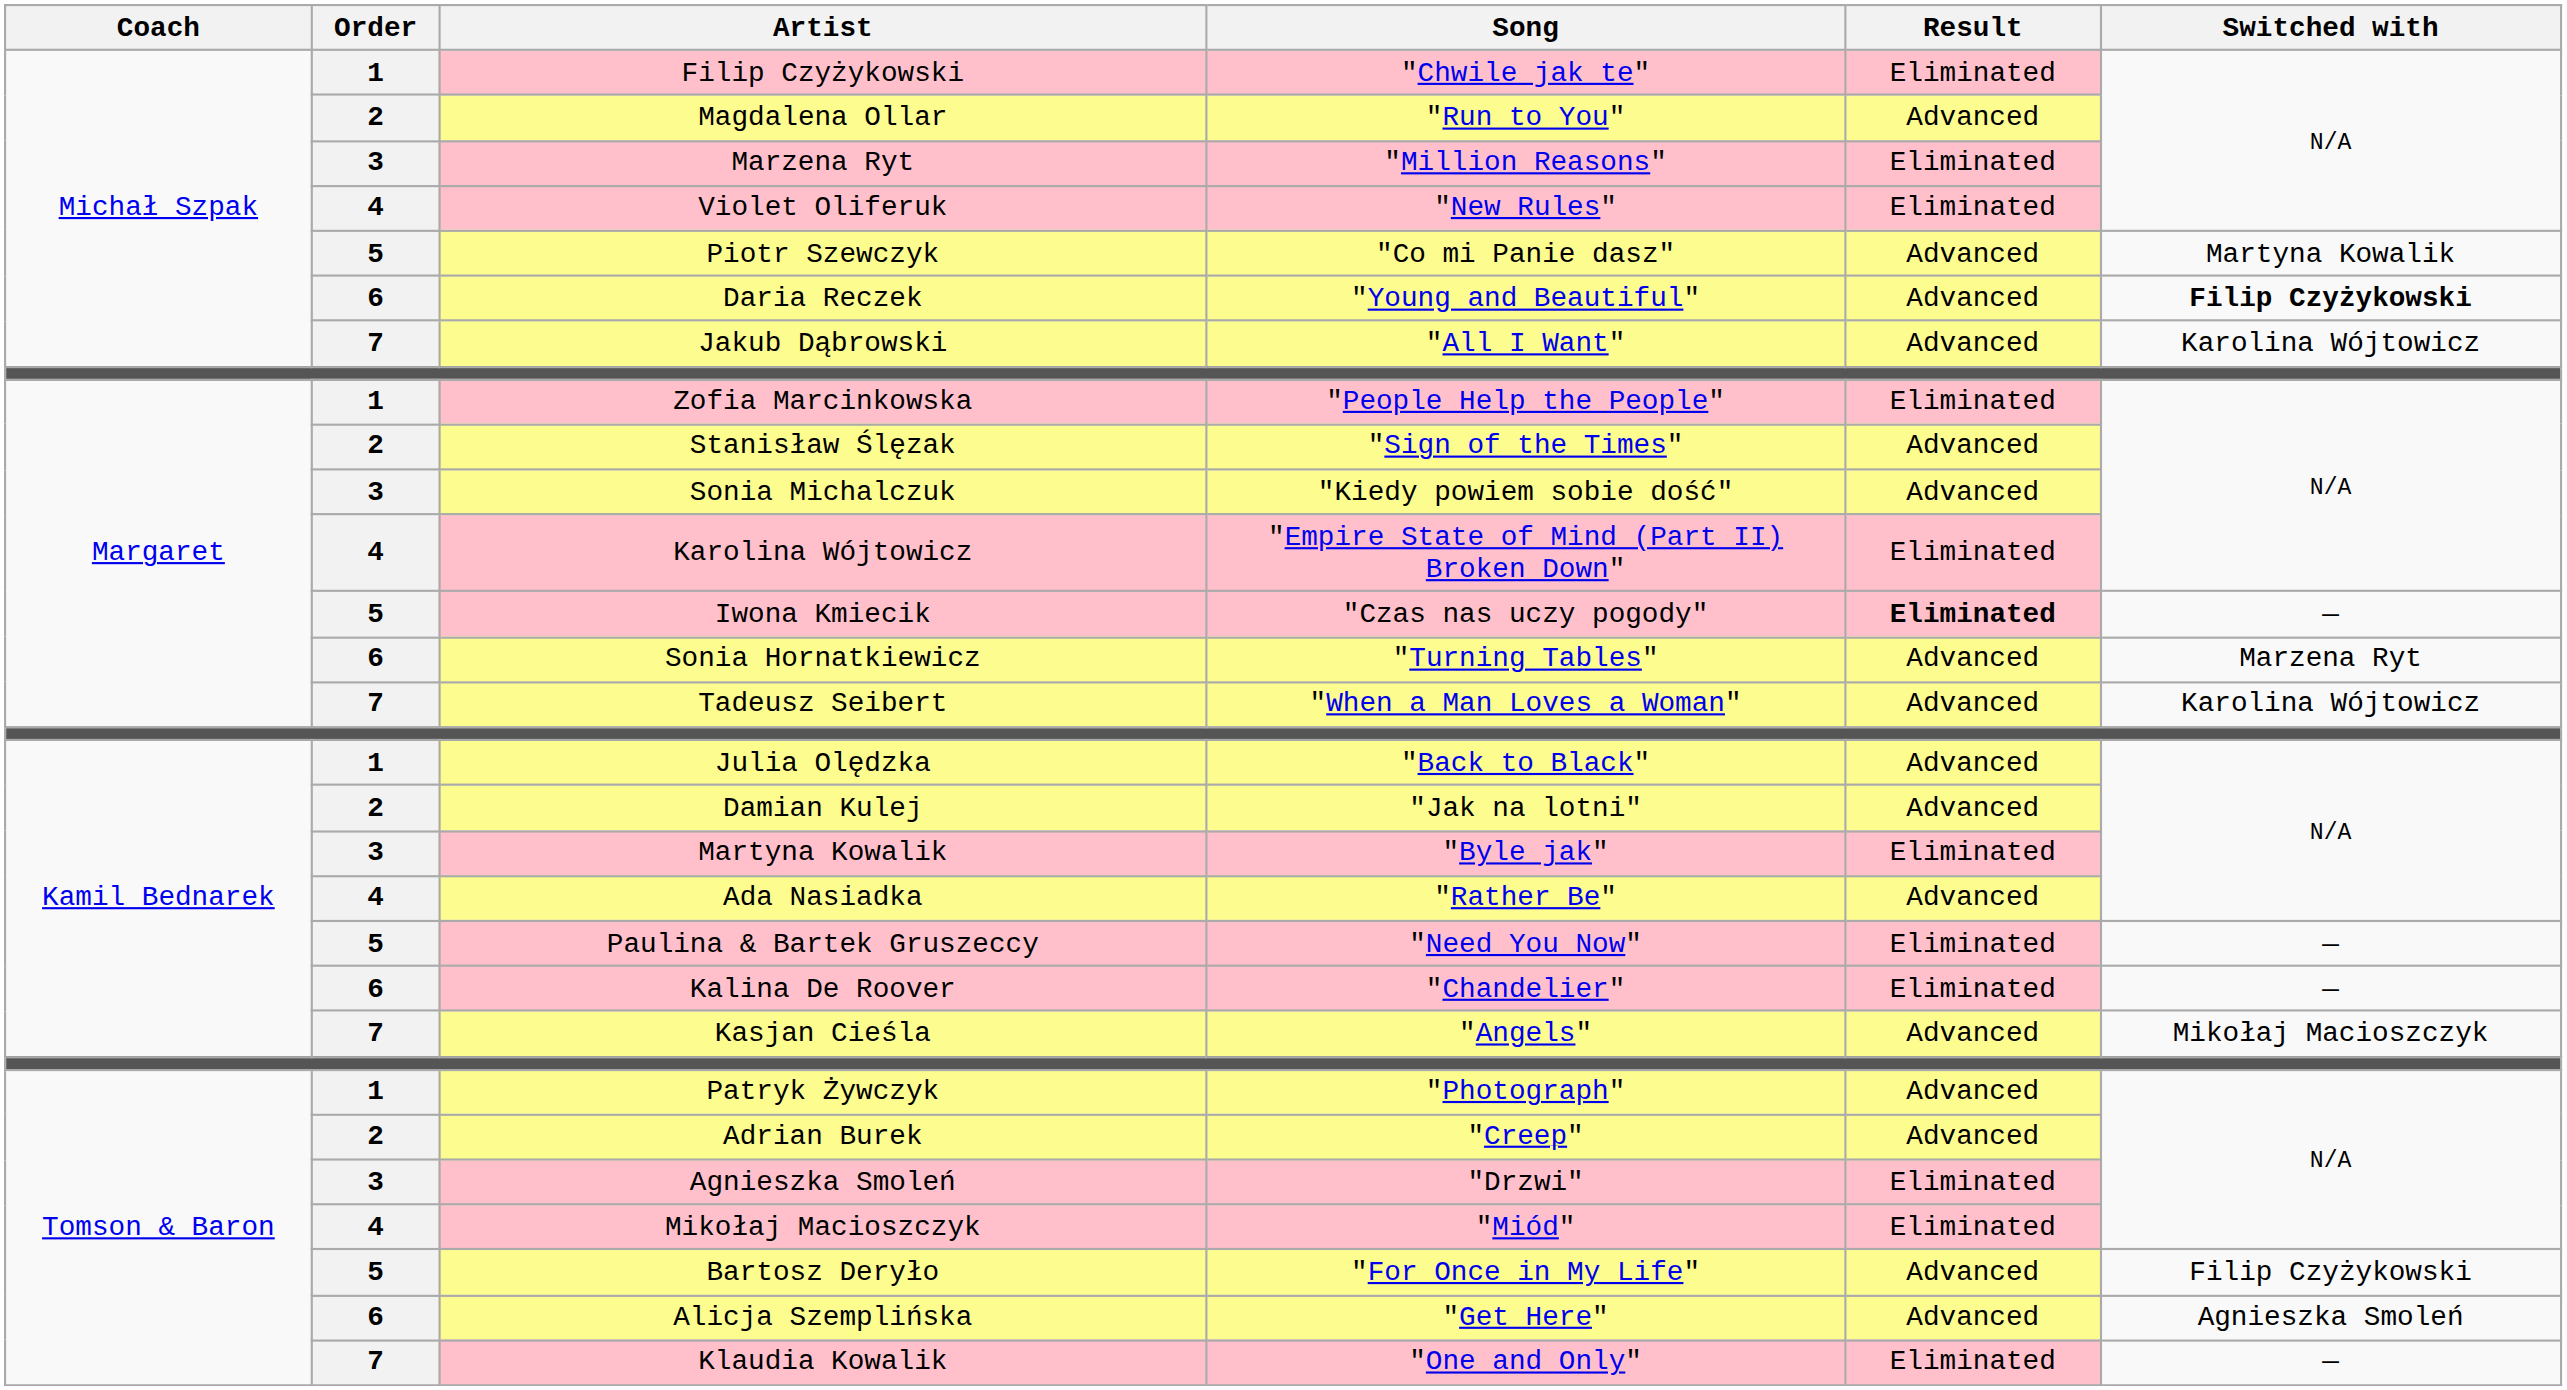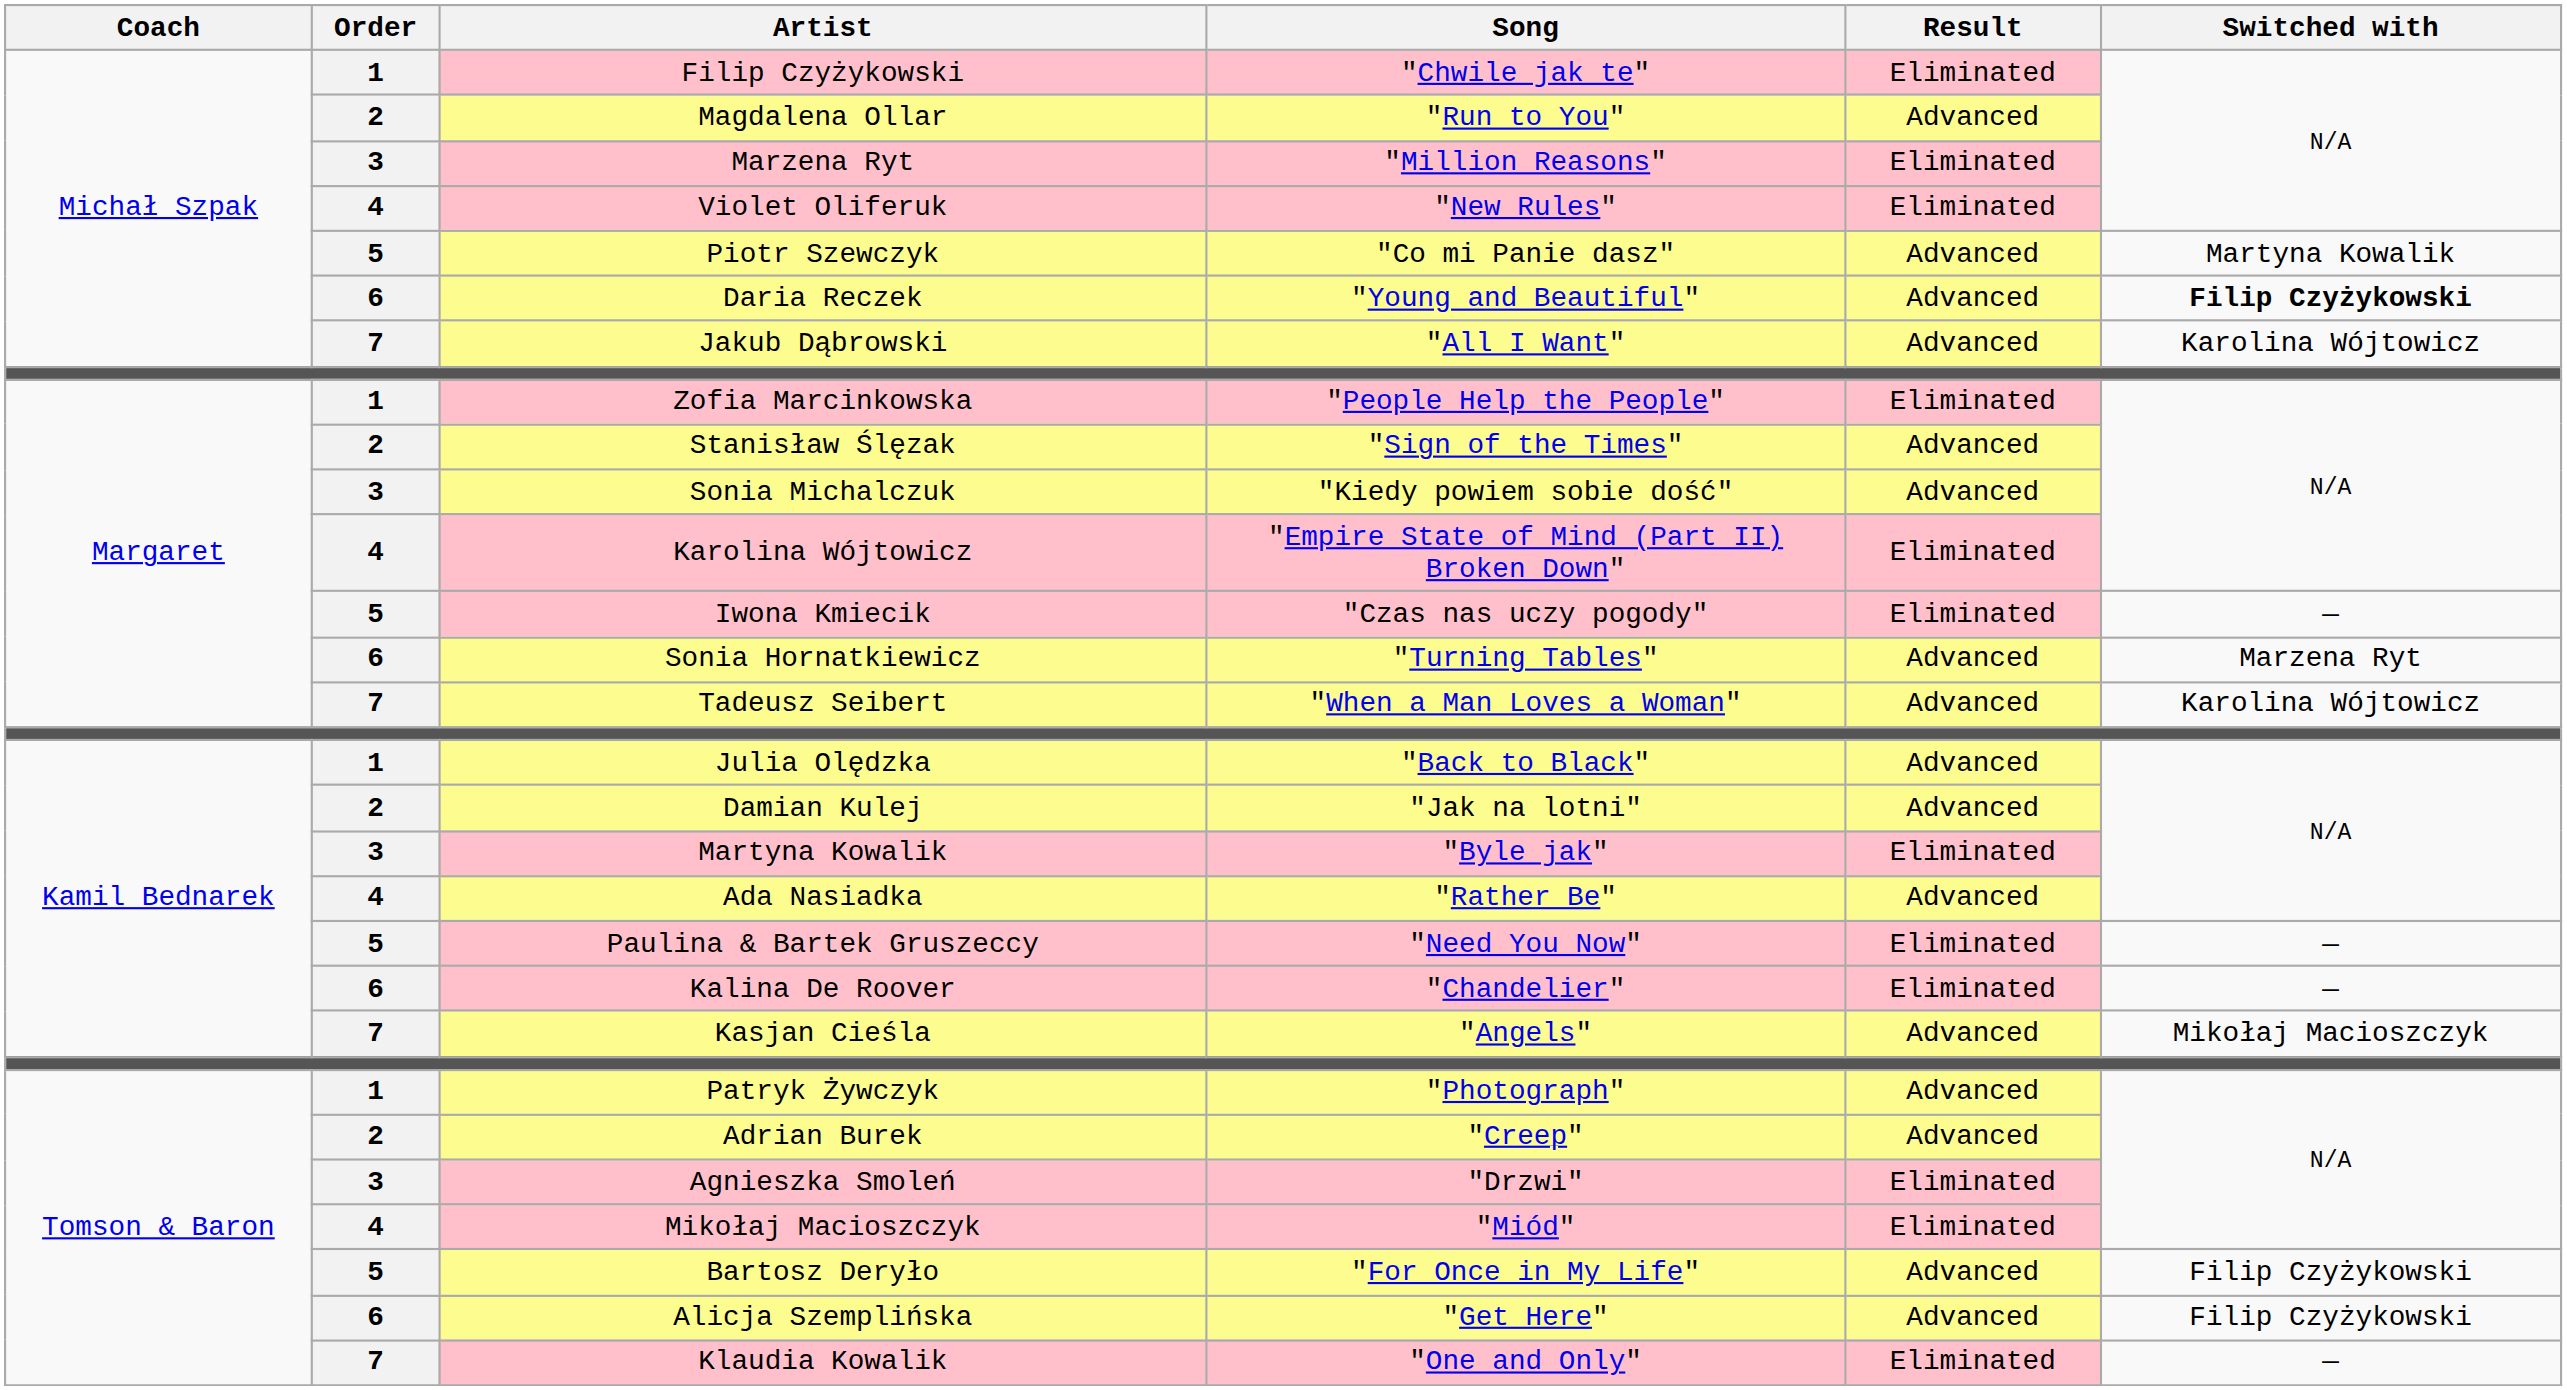(1973, 614) bold -> (1973, 614) normal
(2331, 1318) Agnieszka Smoleń -> (2331, 1318) Filip Czyżykowski
